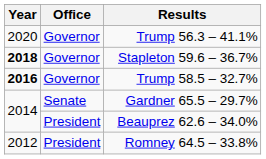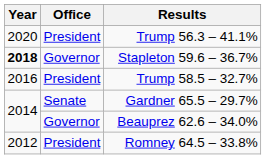(72, 36) Governor -> (72, 36) President
(22, 79) bold -> (22, 79) normal
(72, 79) Governor -> (72, 79) President
(72, 121) President -> (72, 121) Governor
